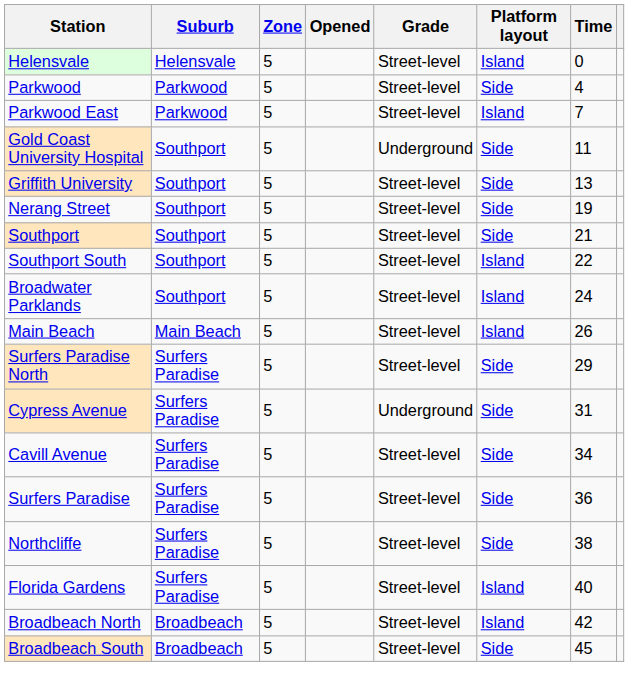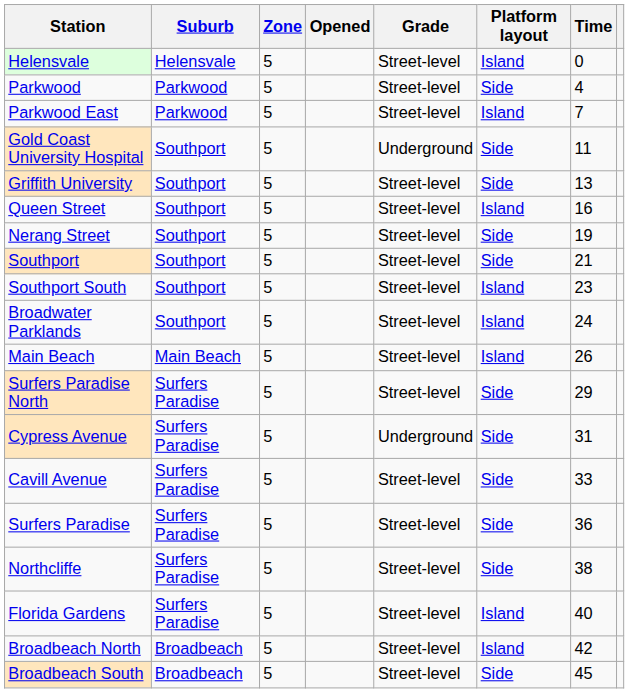+ row: (57, 209)
(584, 261) 22 -> (584, 287) 23
(584, 454) 34 -> (584, 480) 33
